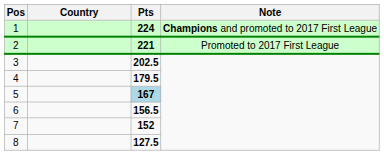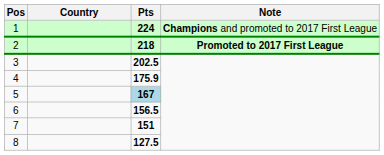(146, 46) 221 -> (146, 46) 218
(270, 46) normal -> (270, 46) bold
(146, 79) 179.5 -> (146, 79) 175.9
(146, 126) 152 -> (146, 126) 151
